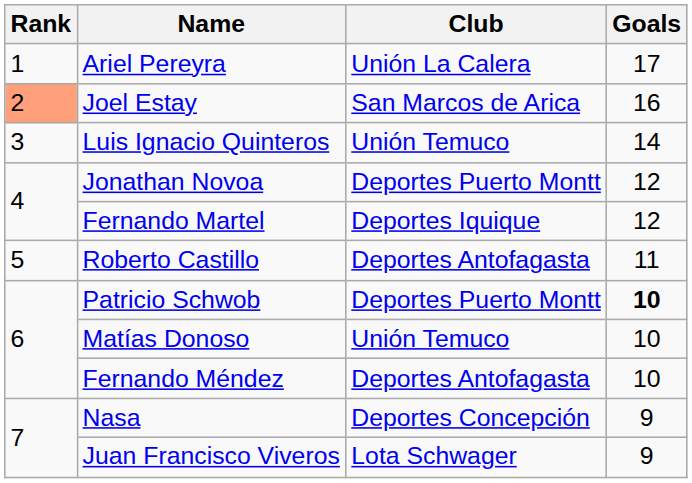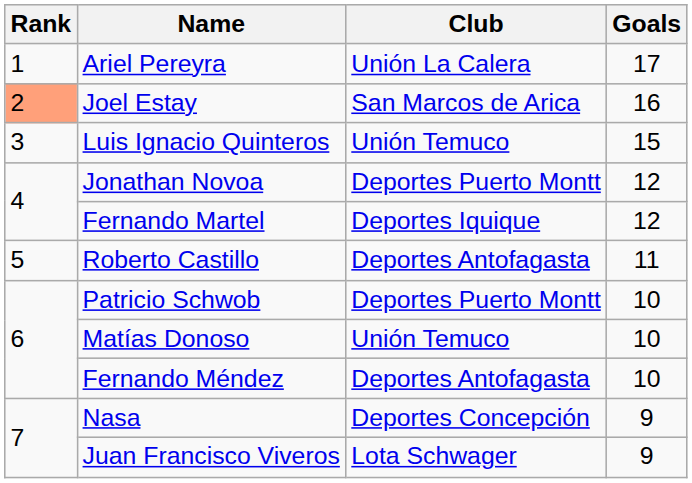(647, 142) 14 -> (647, 142) 15
(647, 299) bold -> (647, 299) normal
